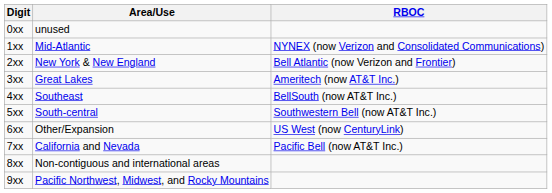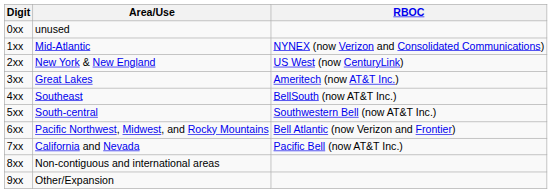(365, 63) Bell Atlantic (now Verizon and Frontier) -> (339, 63) US West (now CenturyLink)
(74, 130) Other/Expansion -> (152, 130) Pacific Northwest, Midwest, and Rocky Mountains
(339, 130) US West (now CenturyLink) -> (365, 130) Bell Atlantic (now Verizon and Frontier)
(152, 180) Pacific Northwest, Midwest, and Rocky Mountains -> (74, 180) Other/Expansion
